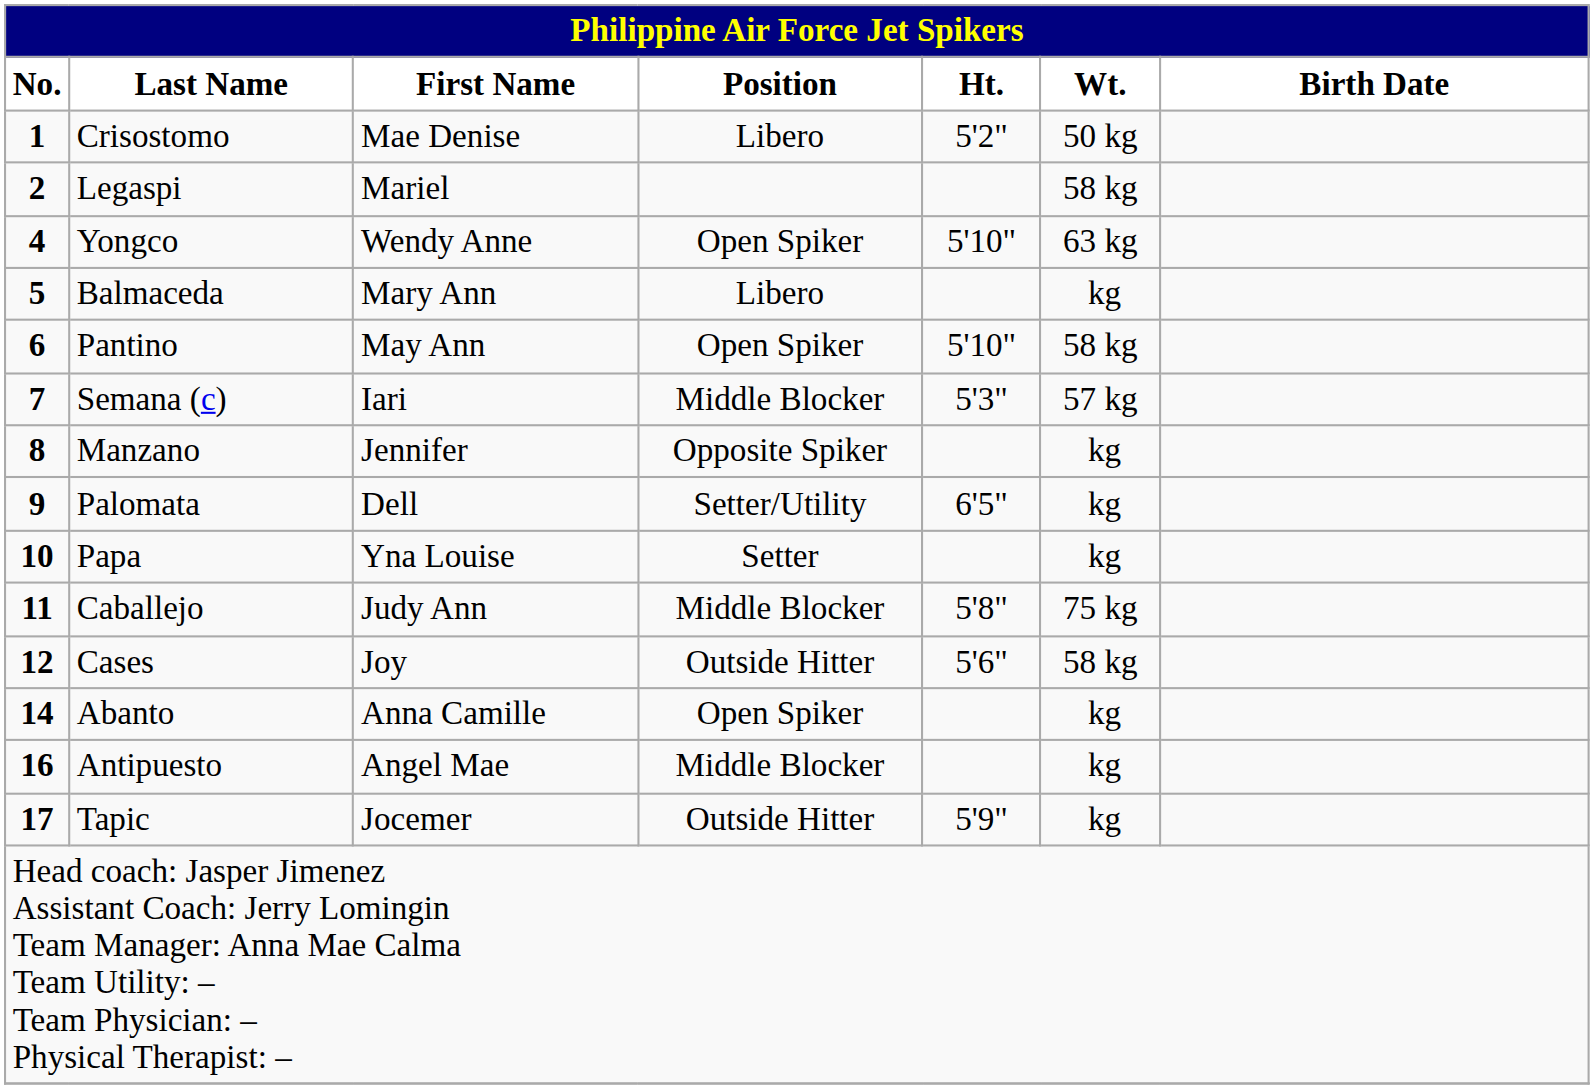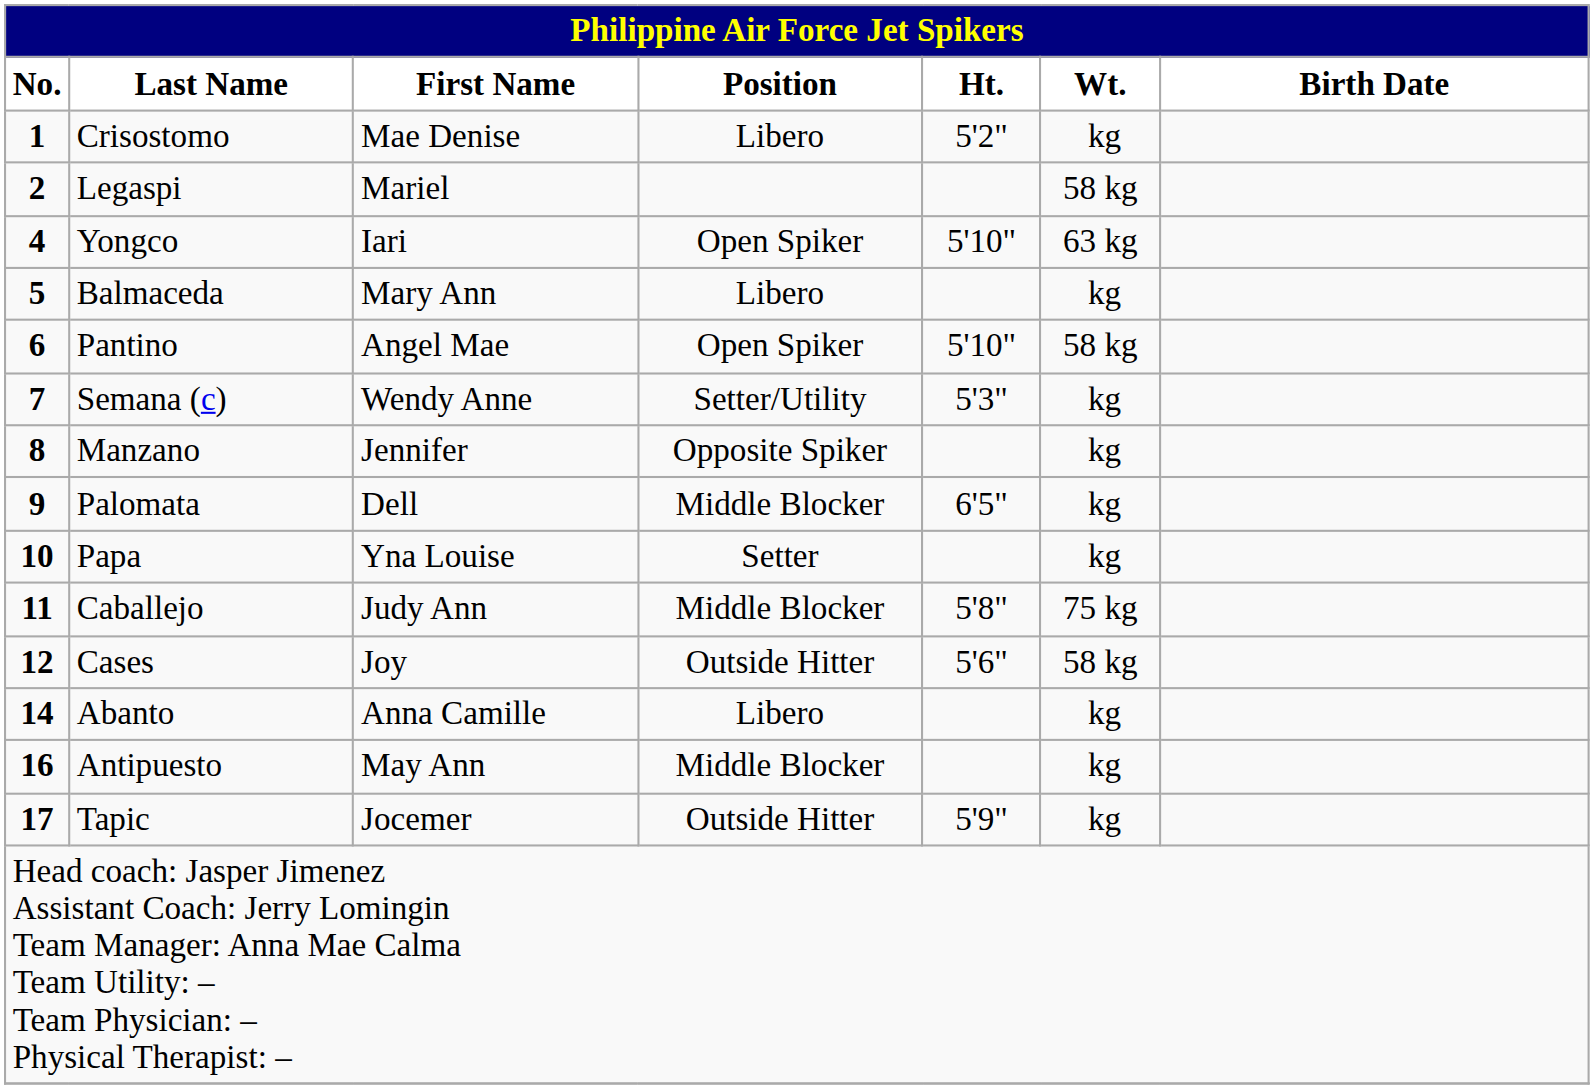(1100, 135) 50 kg -> (1100, 135) kg
(447, 240) Wendy Anne -> (384, 240) Iari
(423, 345) May Ann -> (435, 345) Angel Mae
(384, 398) Iari -> (447, 398) Wendy Anne
(780, 398) Middle Blocker -> (780, 398) Setter/Utility
(1100, 398) 57 kg -> (1100, 398) kg
(780, 503) Setter/Utility -> (780, 503) Middle Blocker
(780, 713) Open Spiker -> (780, 713) Libero
(435, 766) Angel Mae -> (423, 766) May Ann
